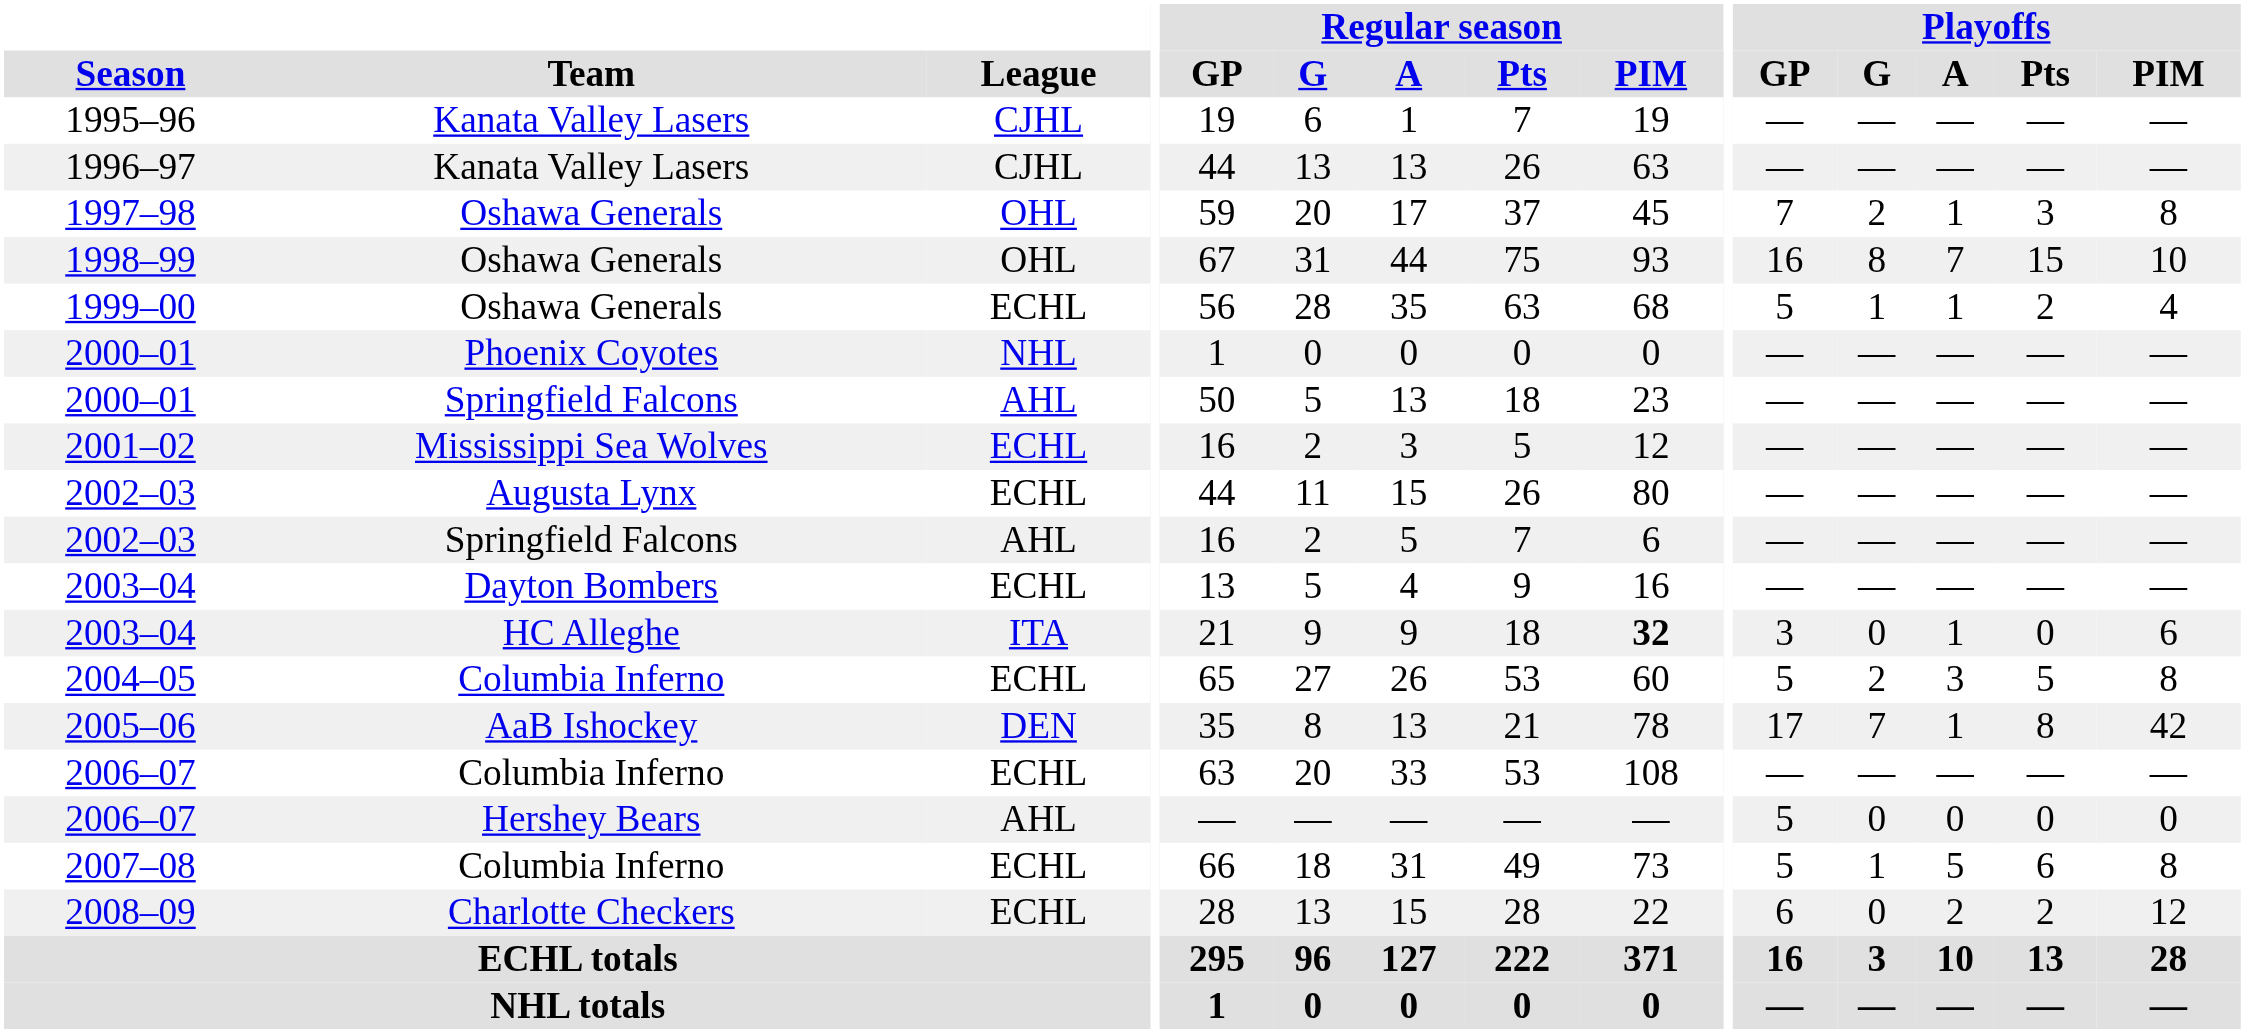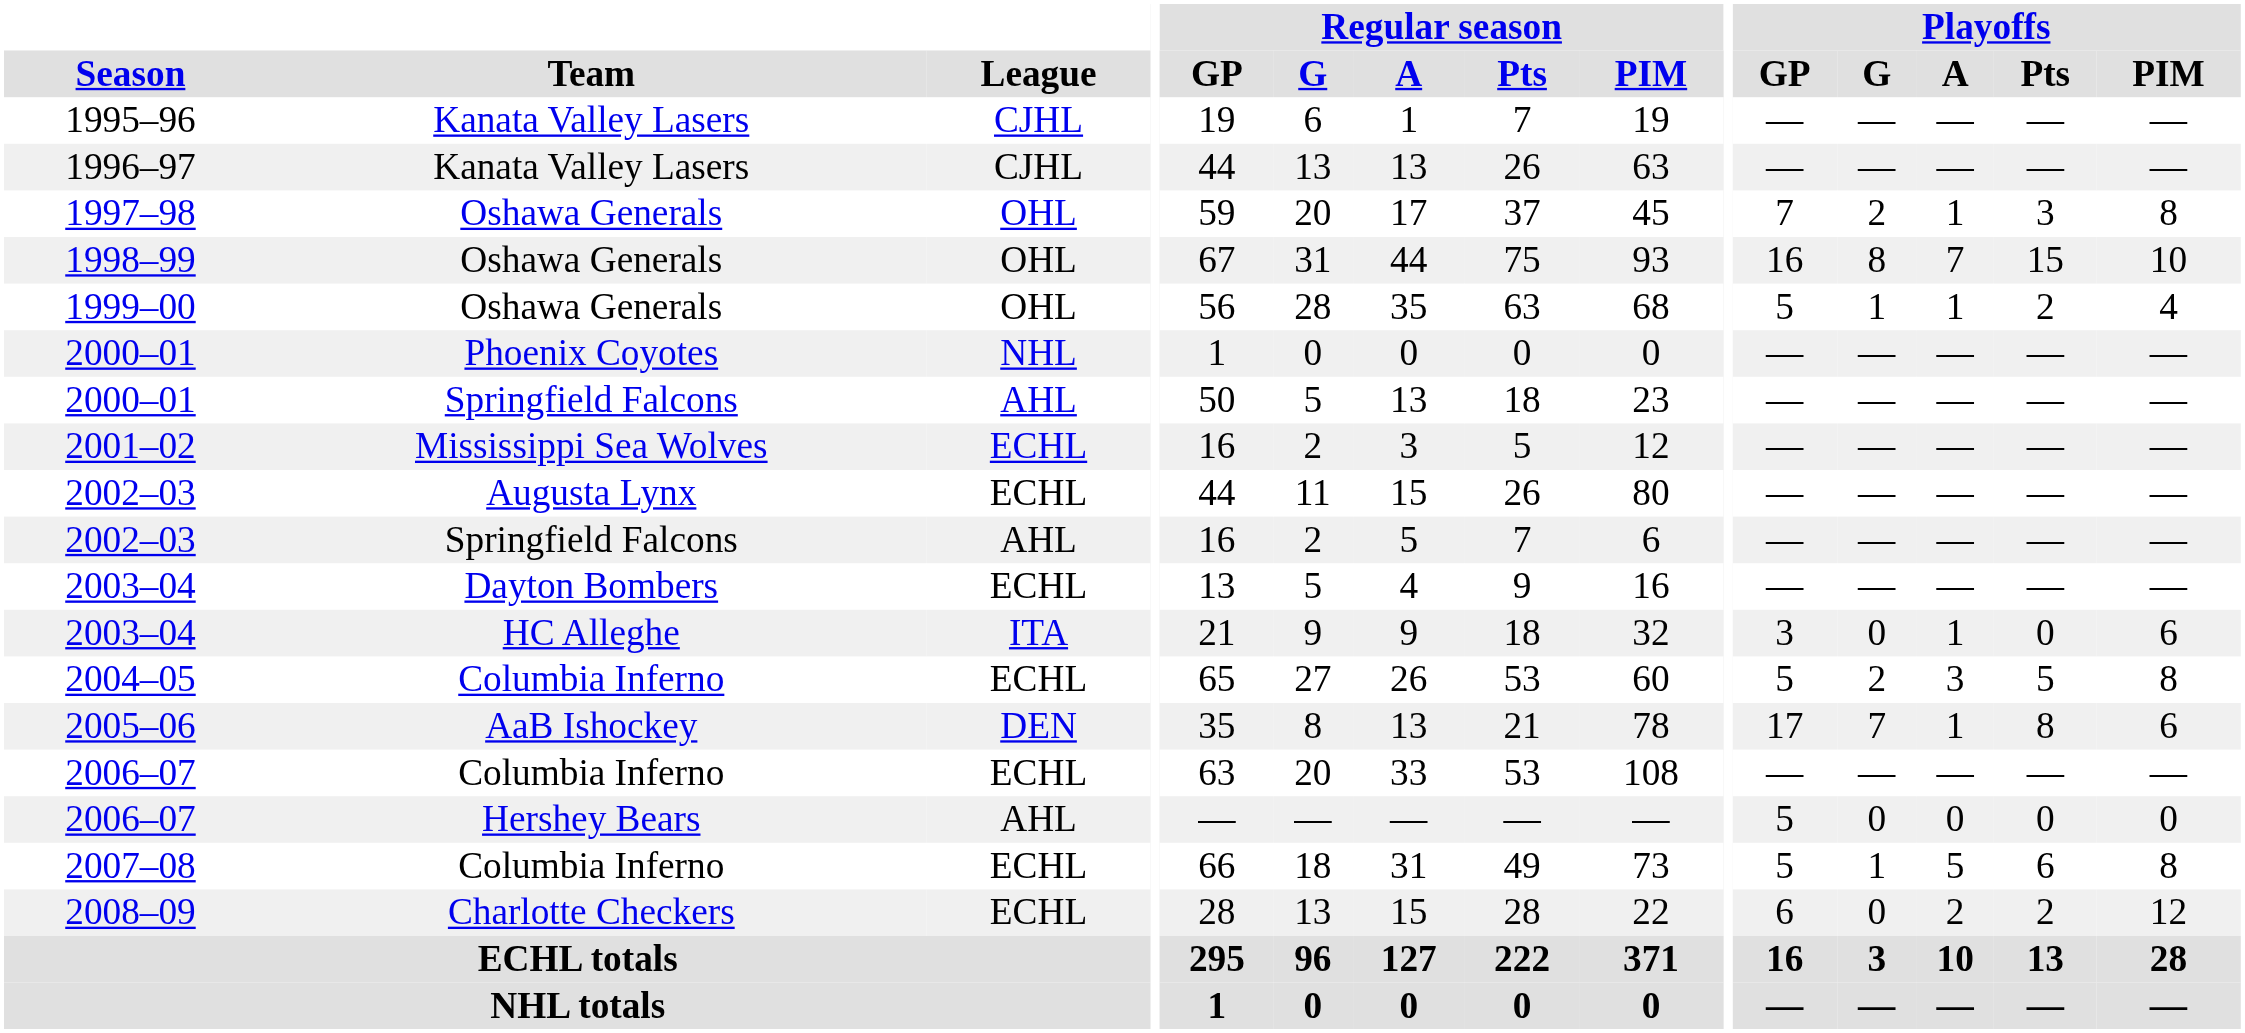(1039, 306) ECHL -> (1039, 306) OHL
(1651, 632) bold -> (1651, 632) normal
(2168, 725) 42 -> (2168, 725) 6
